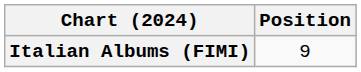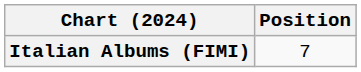(305, 51) 9 -> (305, 51) 7
